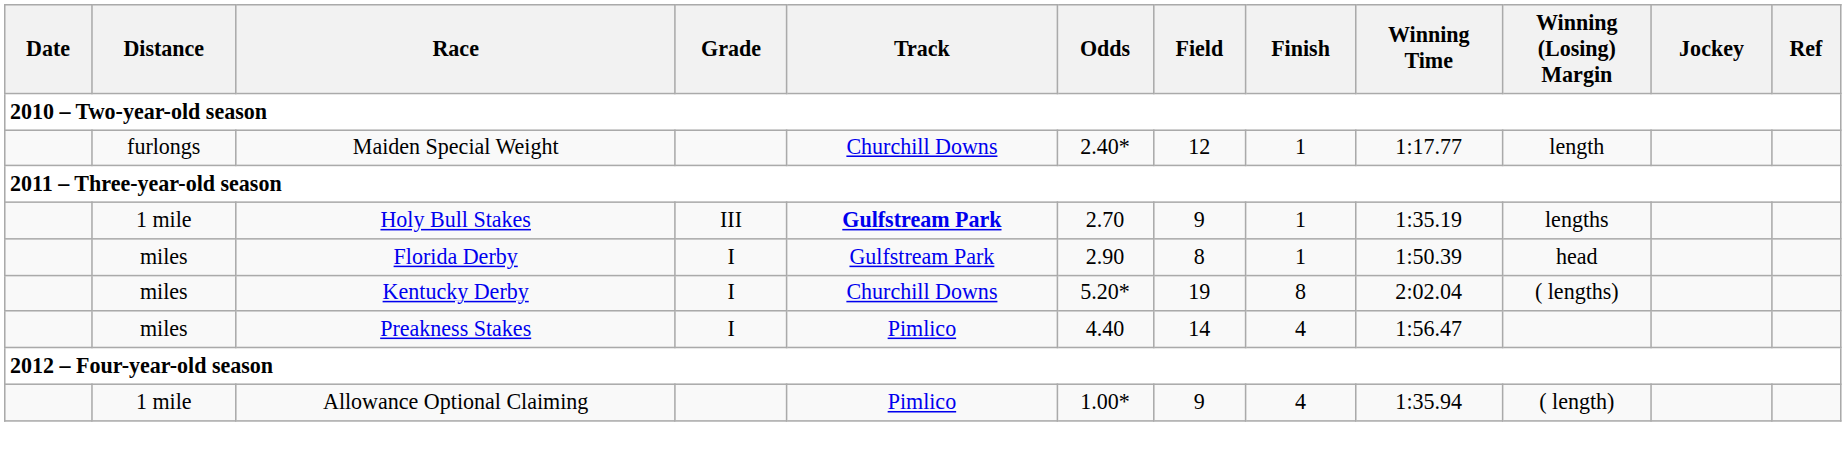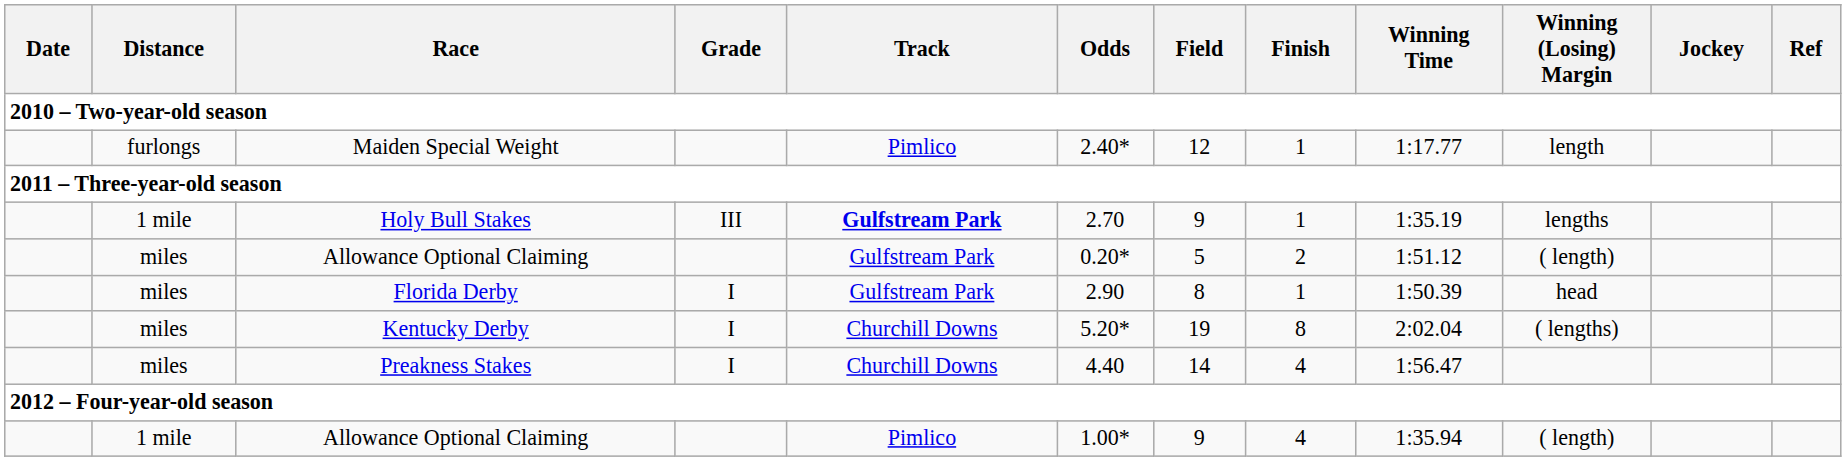(922, 147) Churchill Downs -> (922, 147) Pimlico
+ row: (164, 256)
(922, 329) Pimlico -> (922, 365) Churchill Downs
